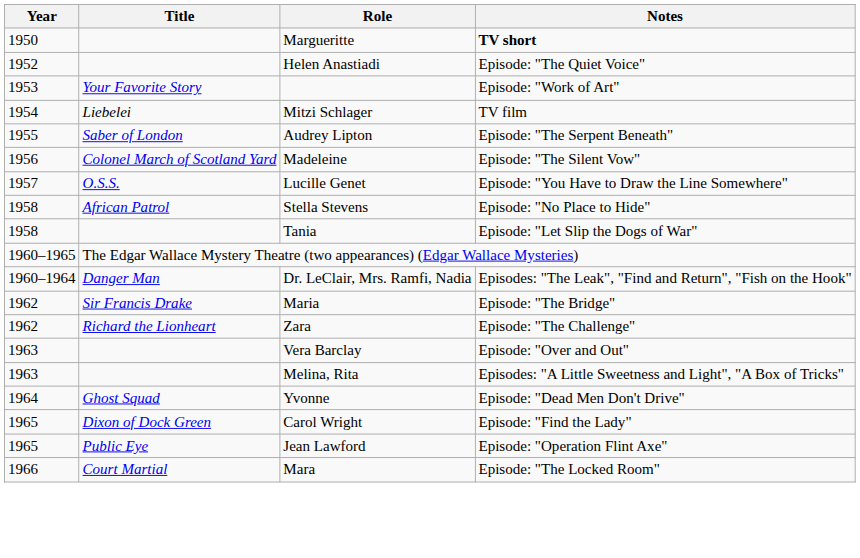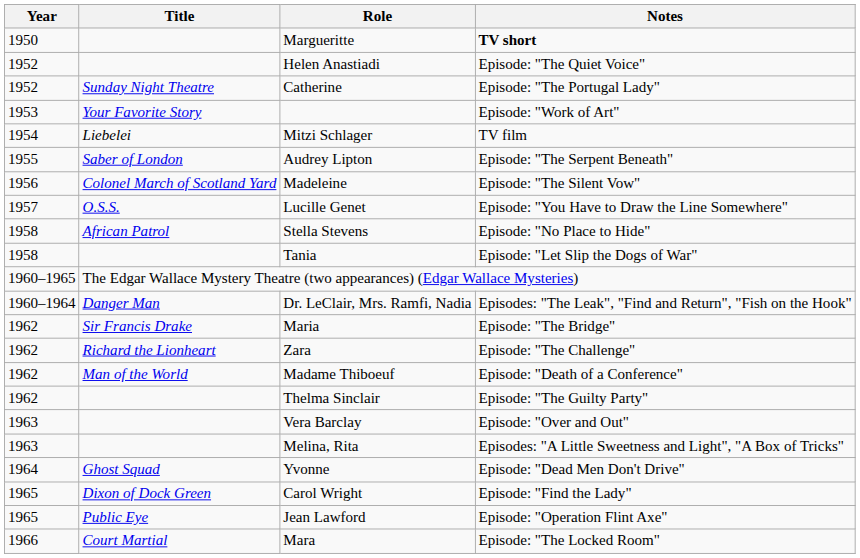+ row: (313, 87)
+ row: (339, 374)
+ row: (332, 398)
